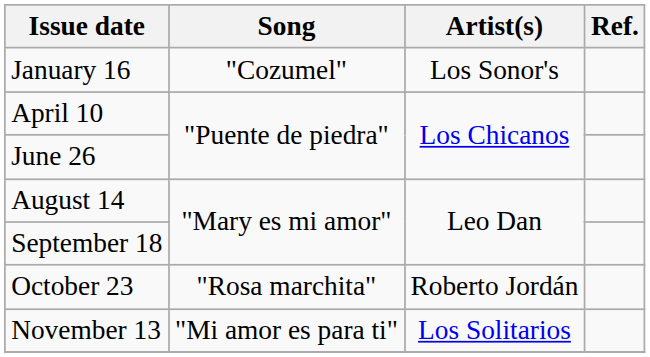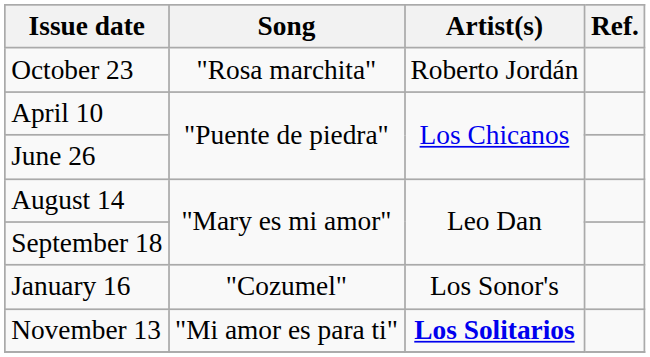rows swapped: (71, 69) <-> (72, 286)
(494, 329) normal -> (494, 329) bold
